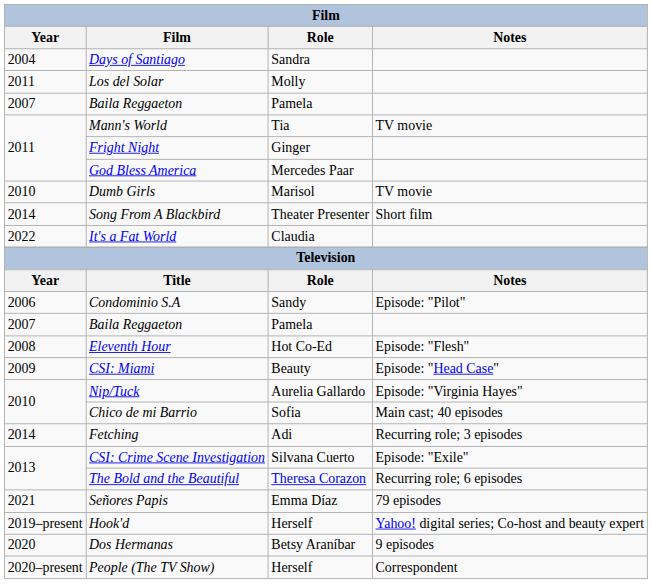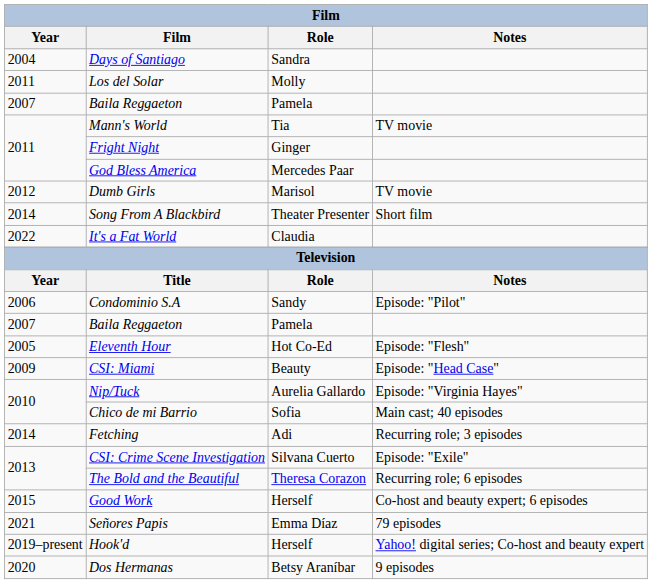(22, 192) 2010 -> (22, 192) 2012
(22, 346) 2008 -> (22, 346) 2005
+ row: (121, 501)
- row: (152, 567)
